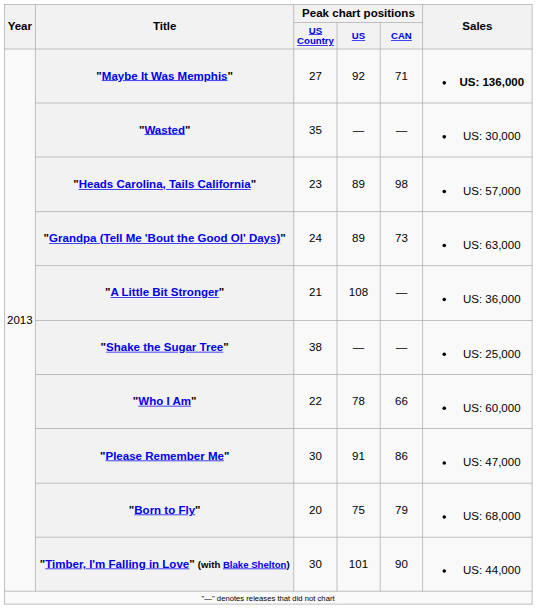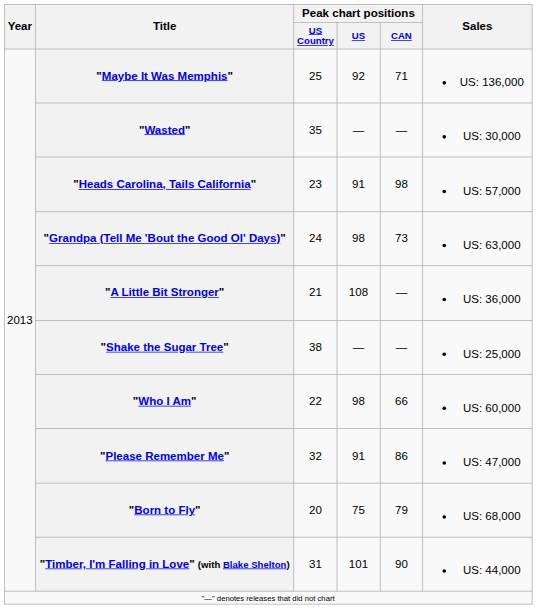(316, 76) 27 -> (316, 76) 25
(477, 82) bold -> (477, 82) normal
(358, 184) 89 -> (358, 184) 91
(358, 238) 89 -> (358, 238) 98
(358, 401) 78 -> (358, 401) 98
(316, 455) 30 -> (316, 455) 32
(316, 564) 30 -> (316, 564) 31
